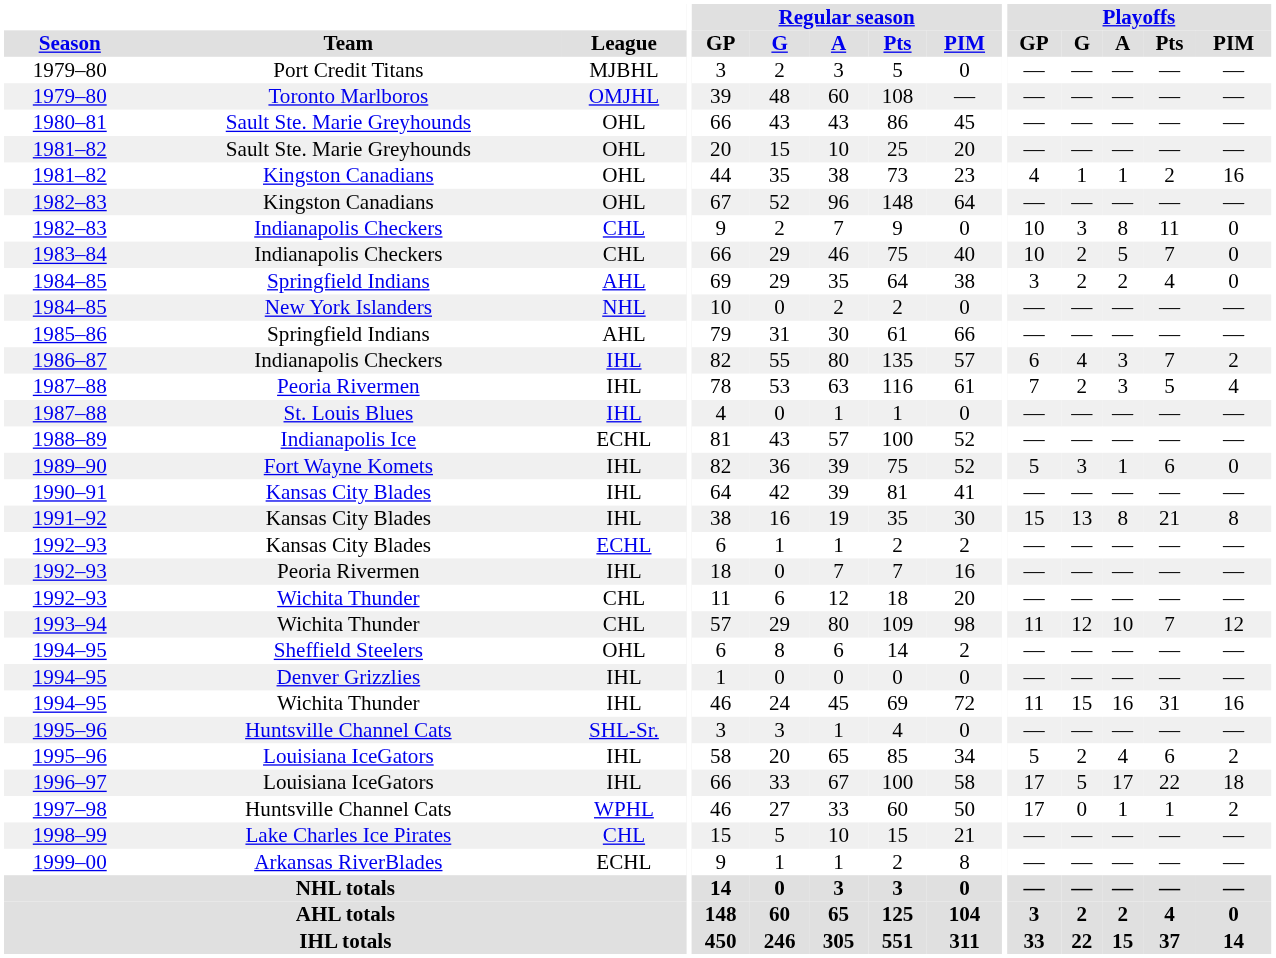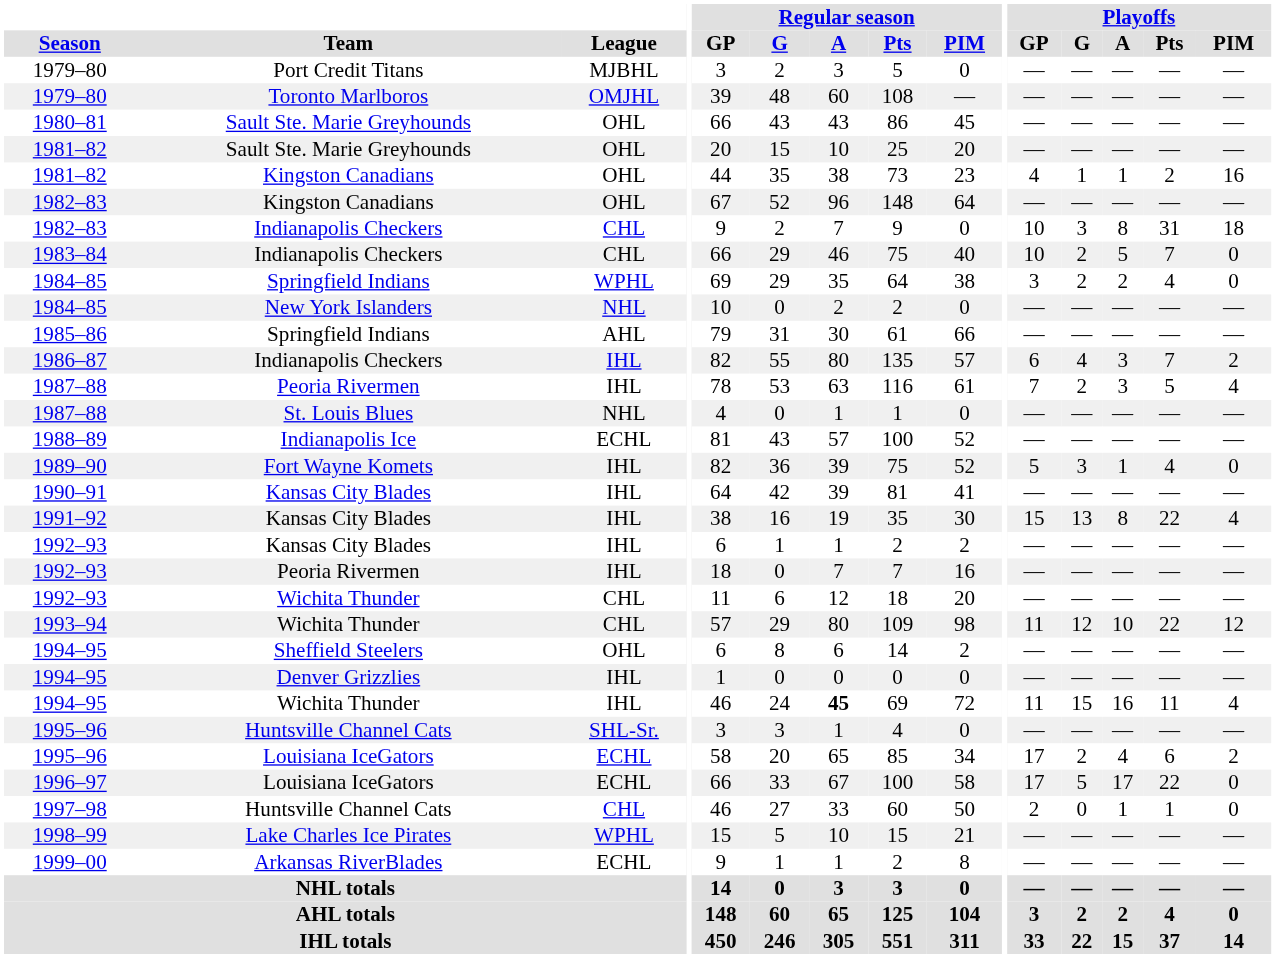(1169, 228) 11 -> (1169, 228) 31
(1234, 228) 0 -> (1234, 228) 18
(624, 281) AHL -> (624, 281) WPHL
(624, 413) IHL -> (624, 413) NHL
(1169, 465) 6 -> (1169, 465) 4
(1169, 518) 21 -> (1169, 518) 22
(1234, 518) 8 -> (1234, 518) 4
(624, 545) ECHL -> (624, 545) IHL
(1169, 624) 7 -> (1169, 624) 22
(839, 703) normal -> (839, 703) bold
(1169, 703) 31 -> (1169, 703) 11
(1234, 703) 16 -> (1234, 703) 4
(624, 756) IHL -> (624, 756) ECHL
(1034, 756) 5 -> (1034, 756) 17
(624, 782) IHL -> (624, 782) ECHL
(1234, 782) 18 -> (1234, 782) 0
(624, 809) WPHL -> (624, 809) CHL
(1034, 809) 17 -> (1034, 809) 2
(1234, 809) 2 -> (1234, 809) 0
(624, 835) CHL -> (624, 835) WPHL
